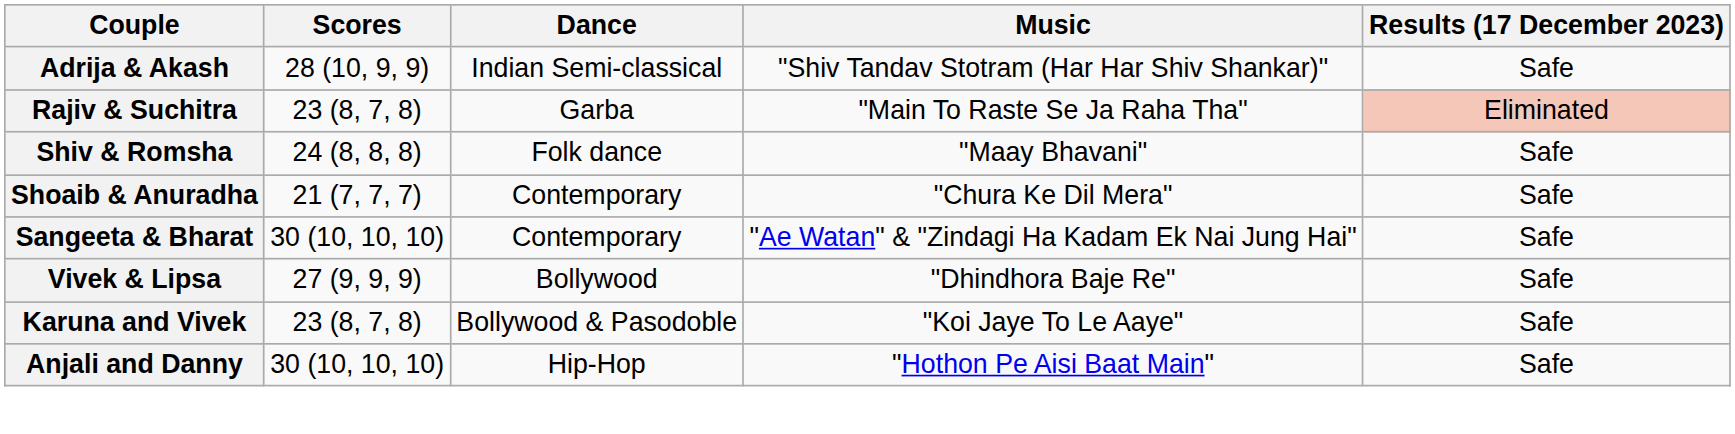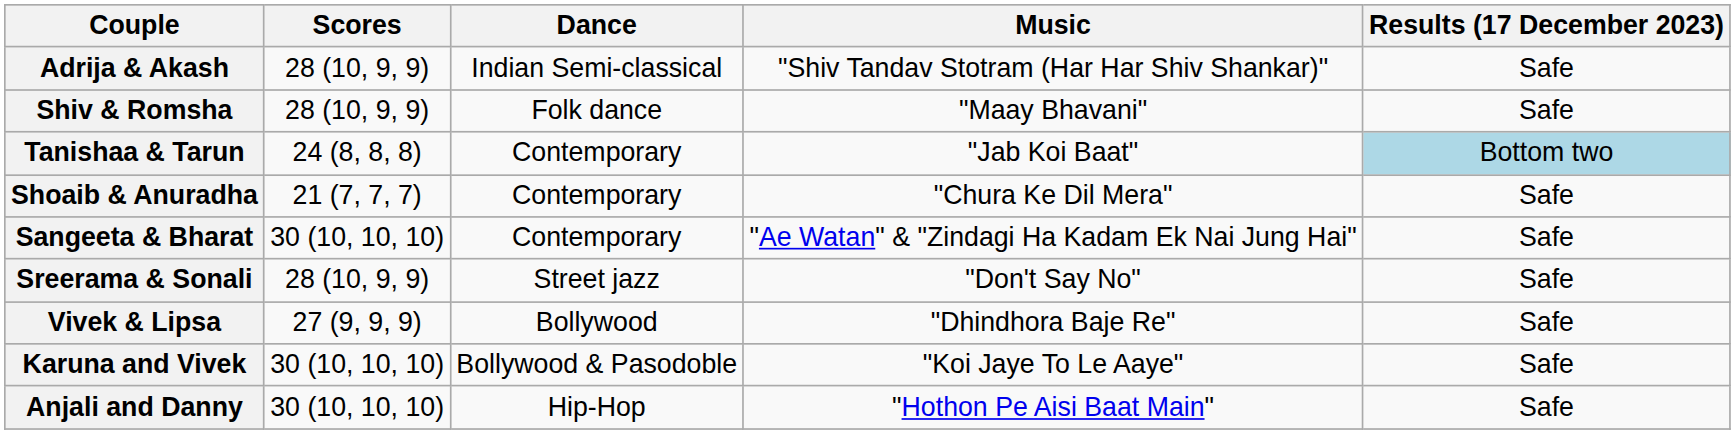- row: (134, 110)
(357, 152) 24 (8, 8, 8) -> (357, 110) 28 (10, 9, 9)
+ row: (134, 152)
+ row: (134, 279)
(357, 322) 23 (8, 7, 8) -> (357, 364) 30 (10, 10, 10)
